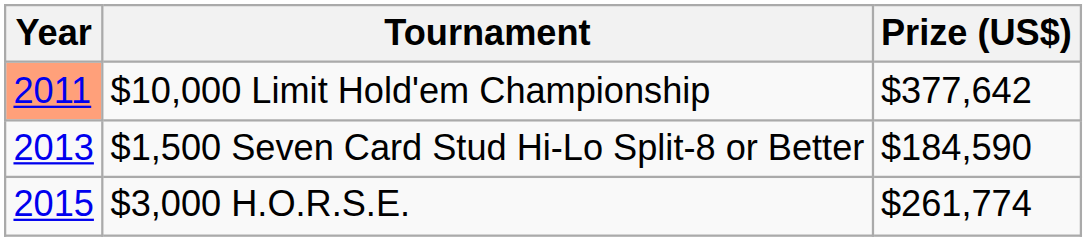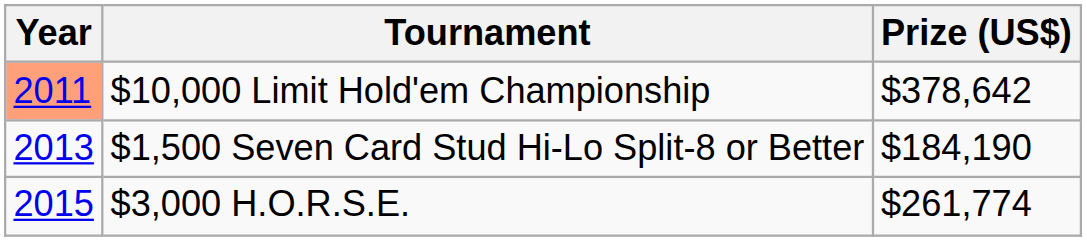(956, 90) $377,642 -> (956, 90) $378,642
(956, 147) $184,590 -> (956, 147) $184,190
